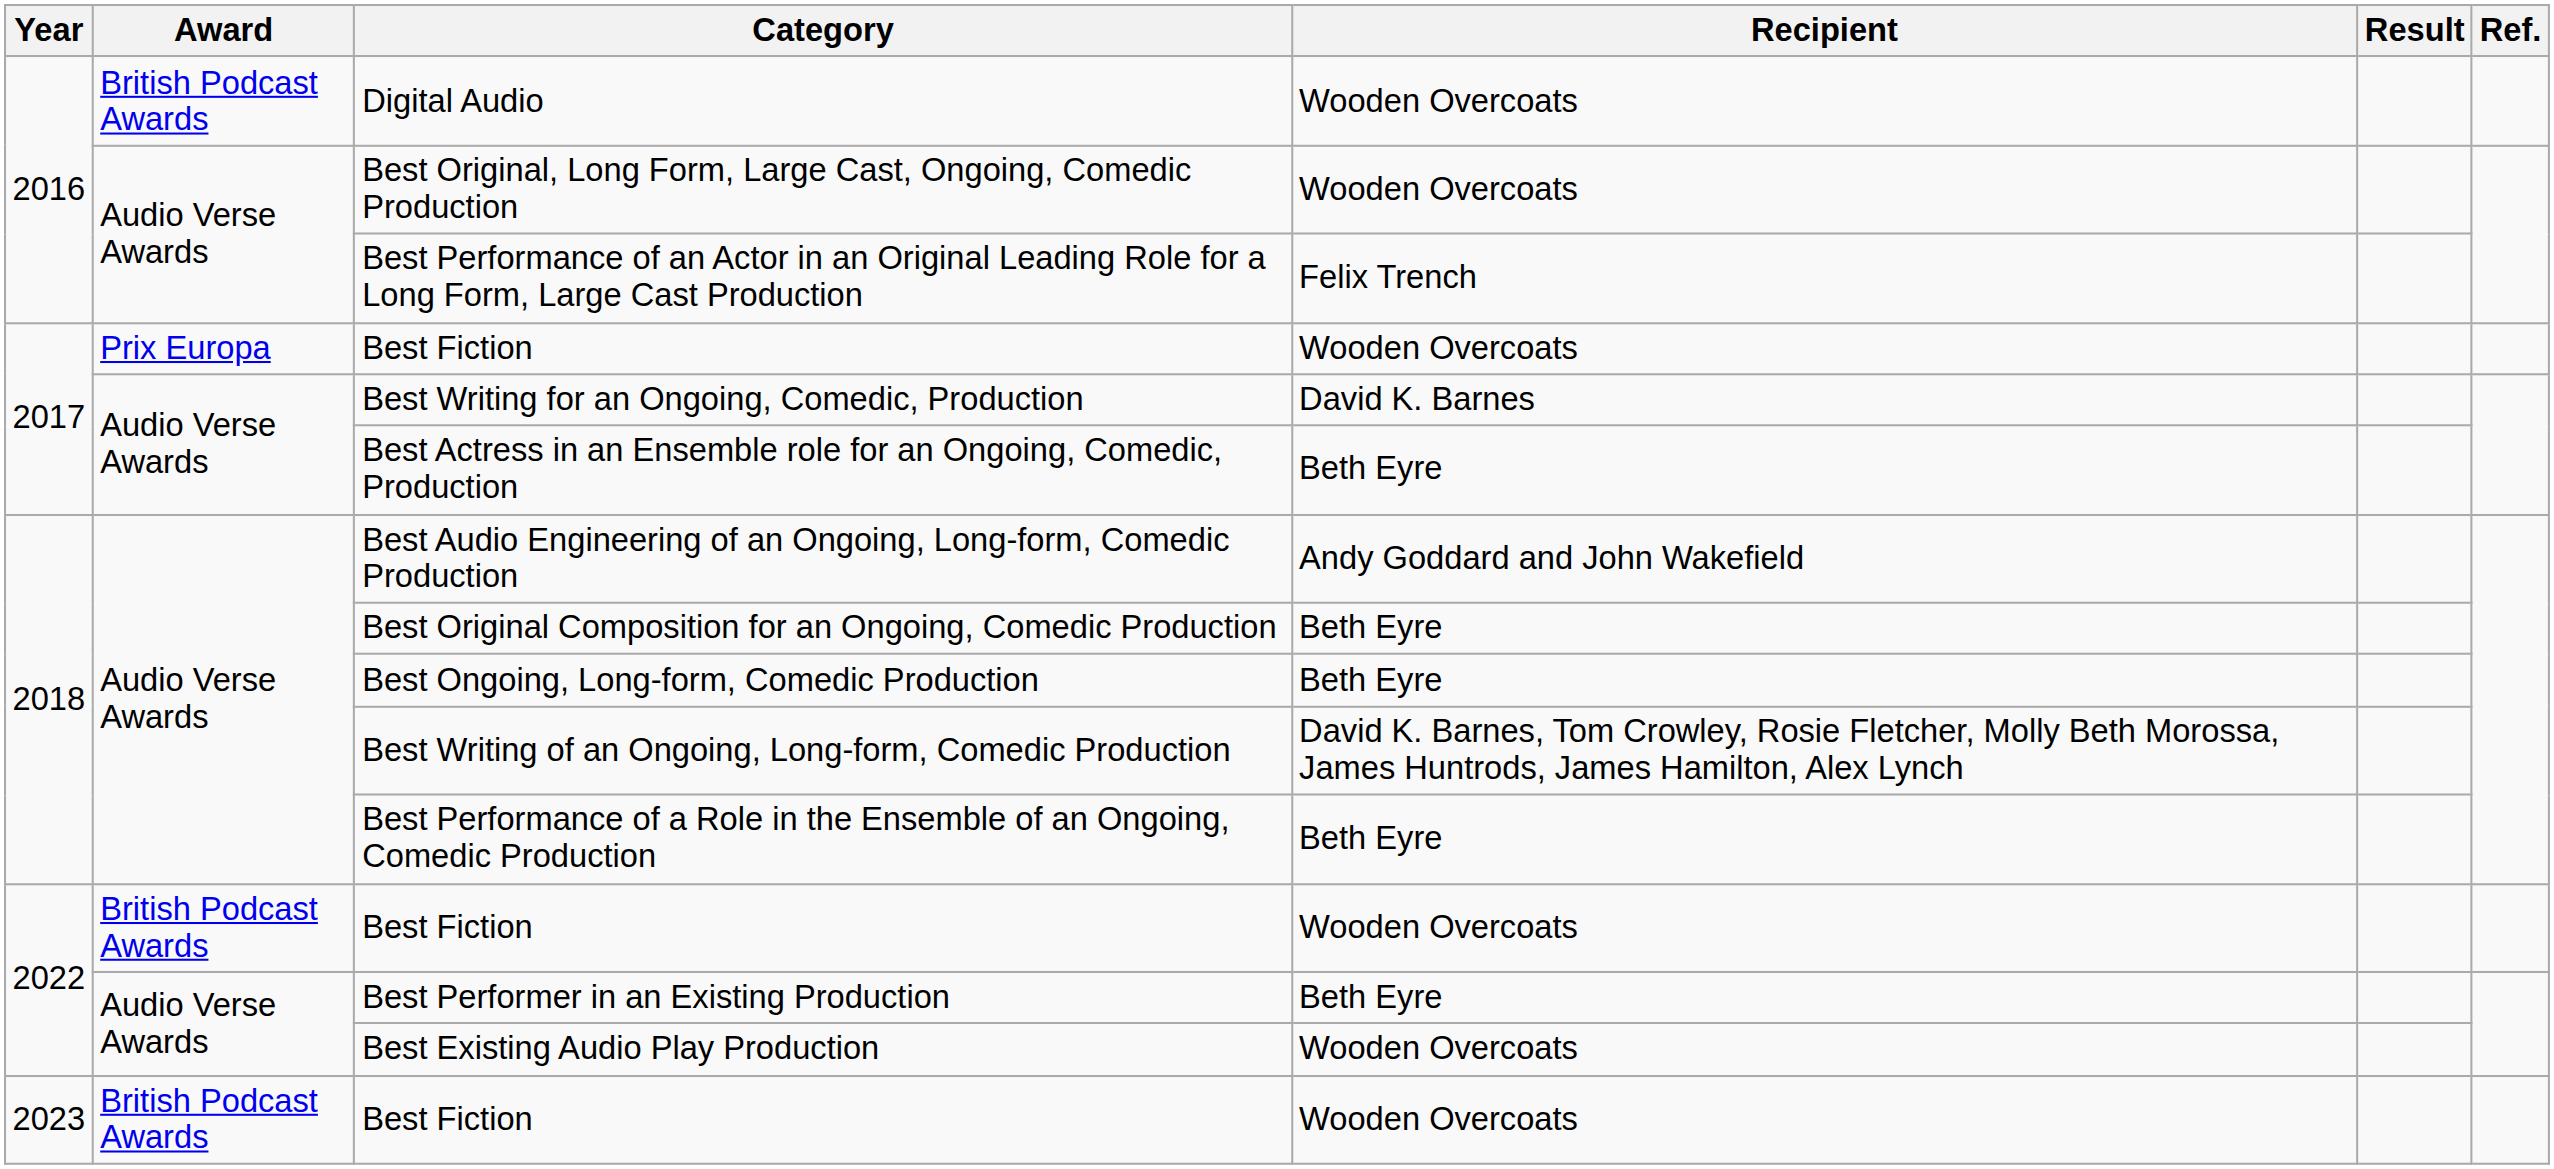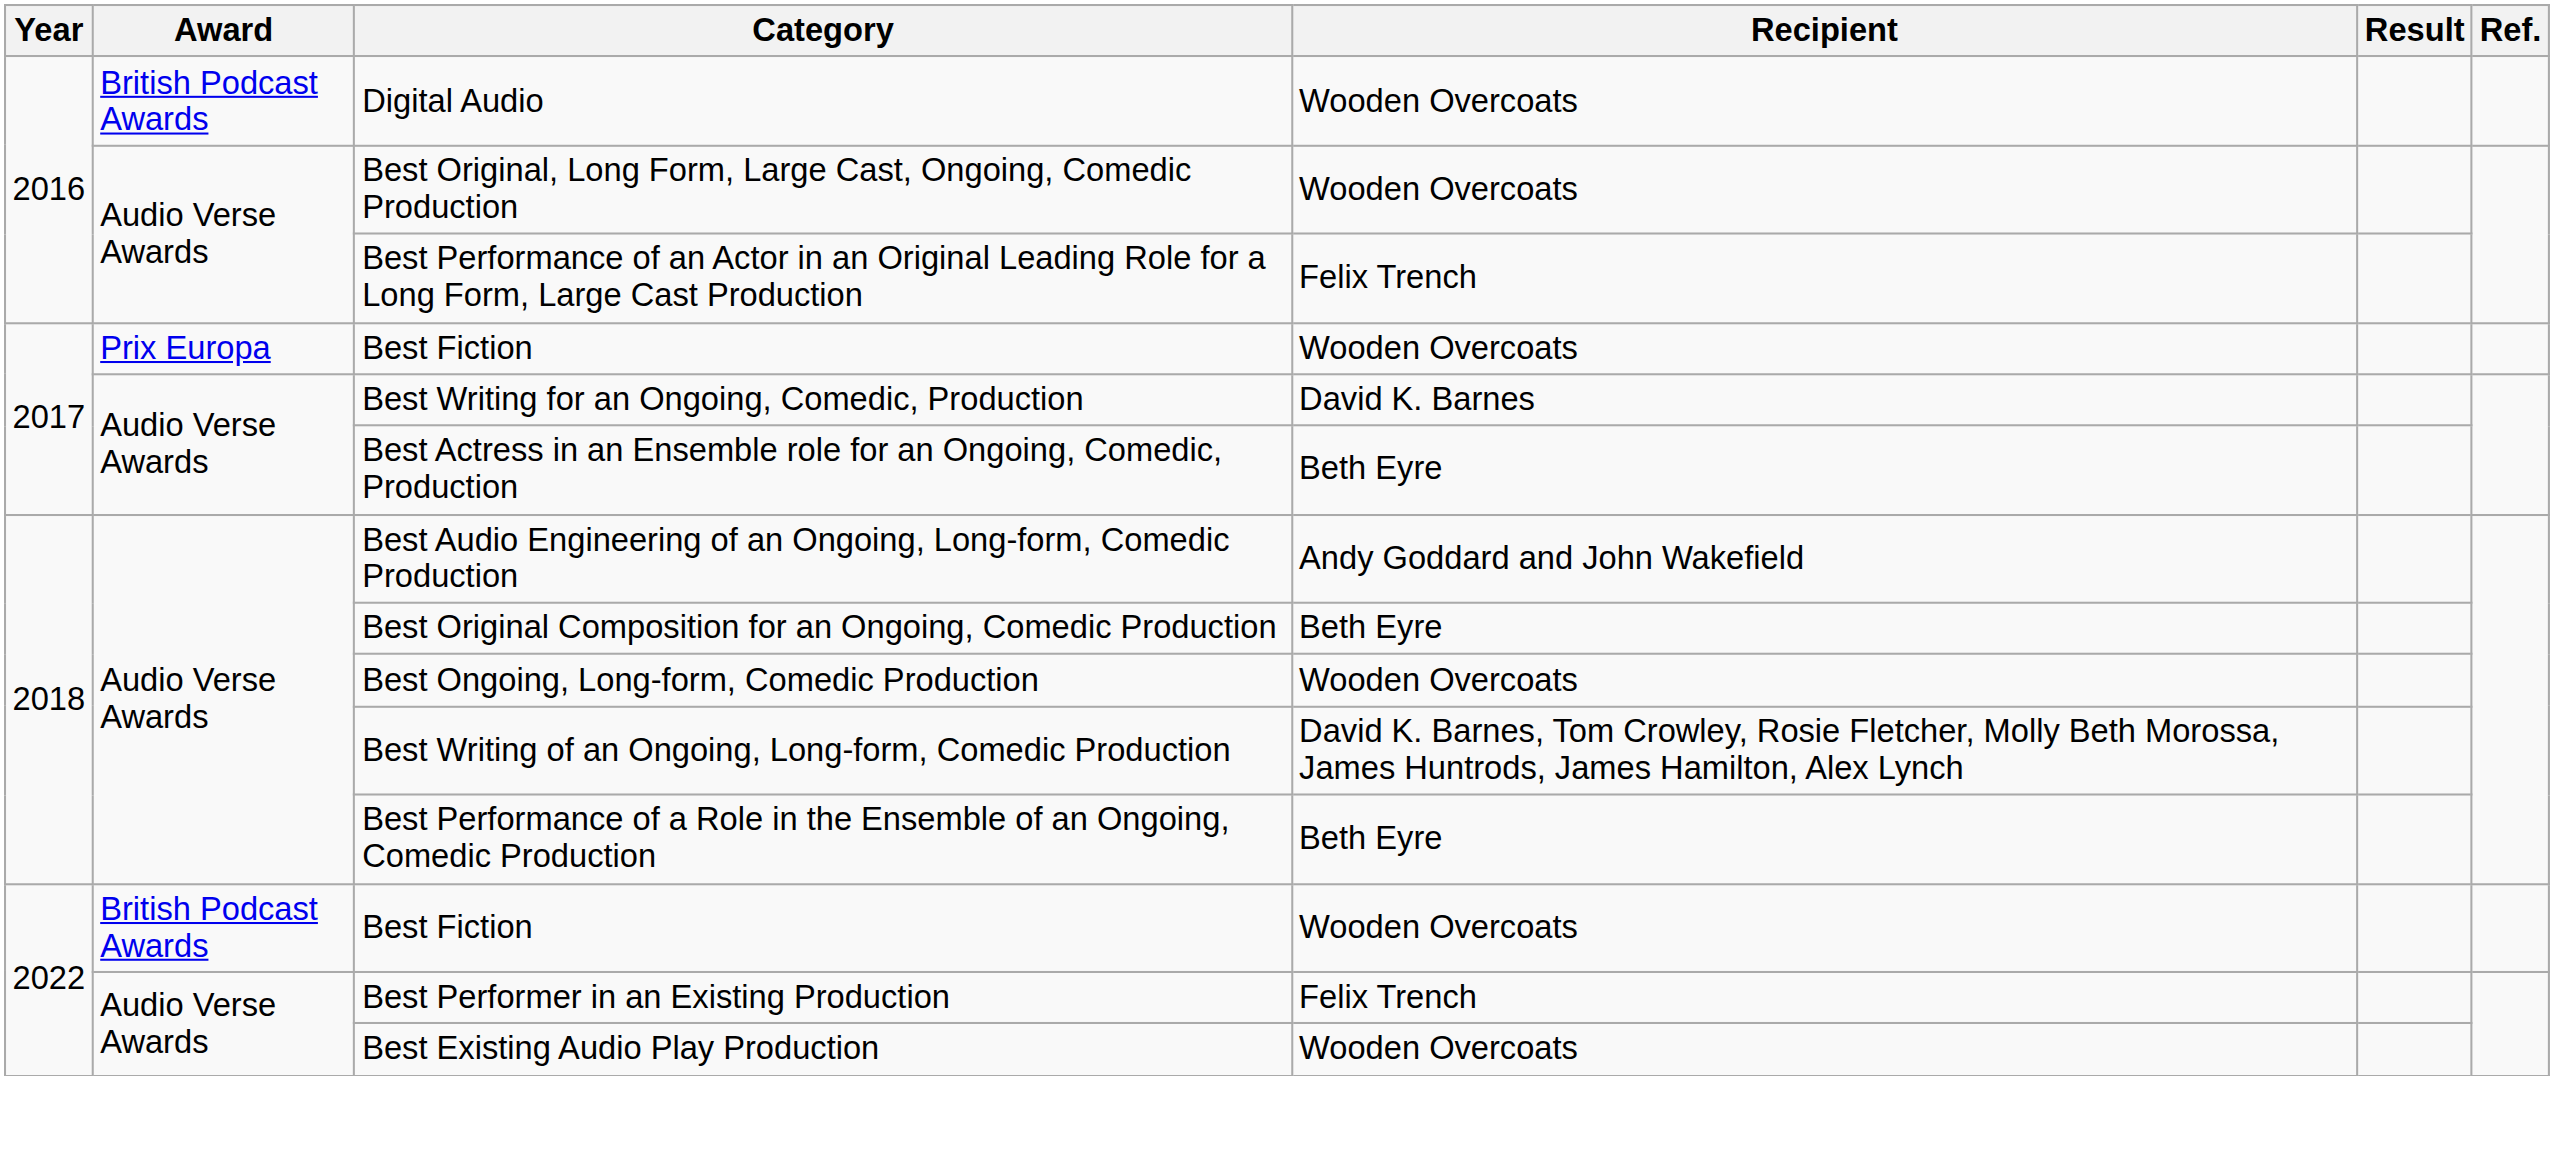(1371, 679) Beth Eyre -> (1438, 679) Wooden Overcoats
(1371, 997) Beth Eyre -> (1388, 997) Felix Trench
- row: (49, 1118)
